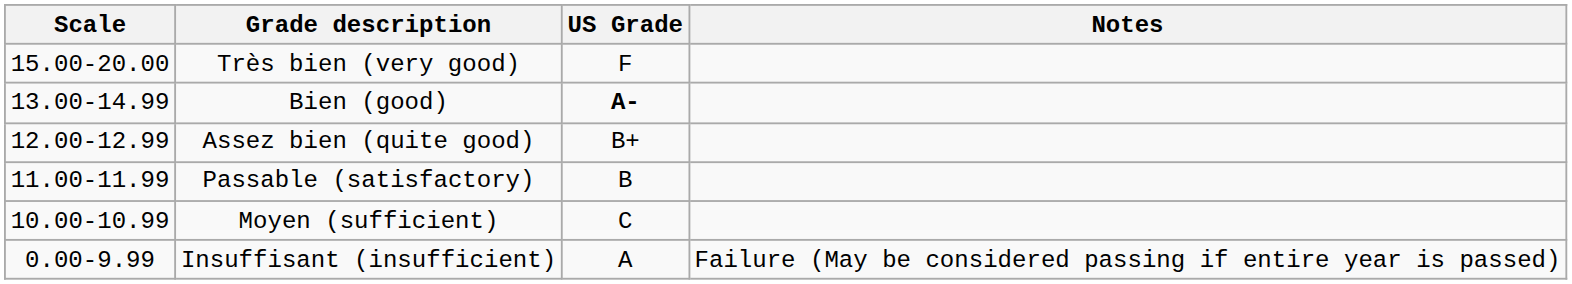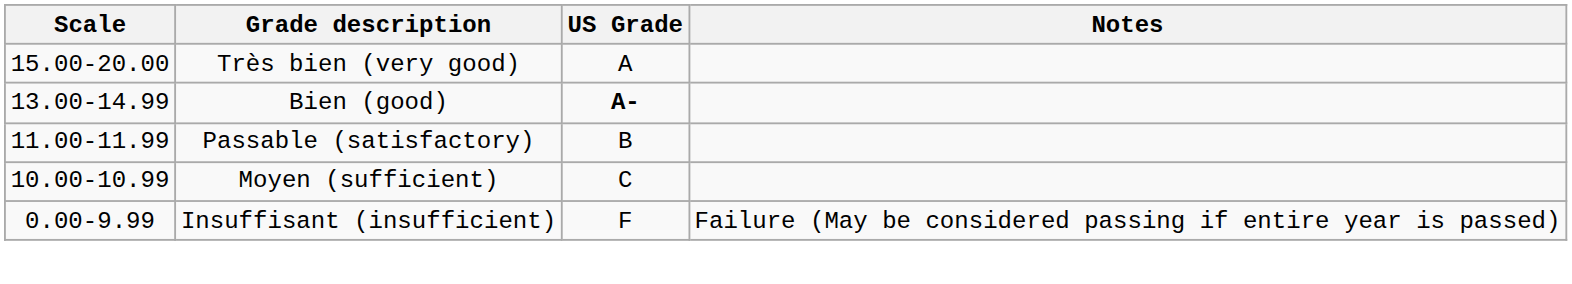(625, 64) F -> (625, 64) A
- row: (369, 142)
(625, 260) A -> (625, 221) F
